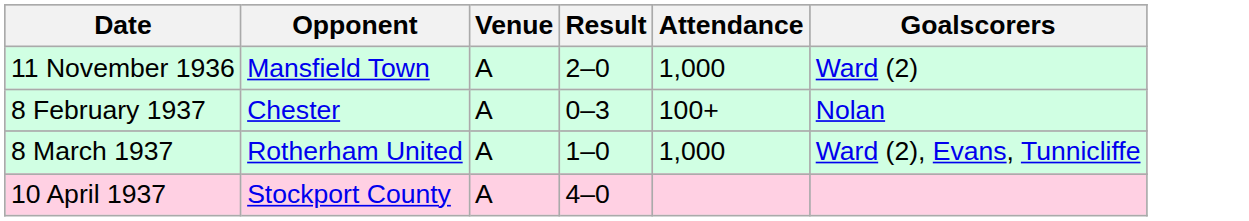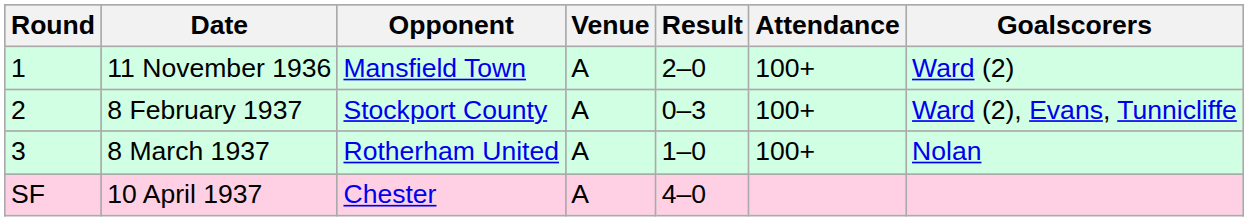+ column: (53, 25)
(692, 67) 1,000 -> (785, 67) 100+
(294, 109) Chester -> (445, 109) Stockport County
(850, 109) Nolan -> (1074, 109) Ward (2), Evans, Tunnicliffe
(692, 151) 1,000 -> (785, 151) 100+
(978, 151) Ward (2), Evans, Tunnicliffe -> (947, 151) Nolan
(349, 194) Stockport County -> (390, 194) Chester
